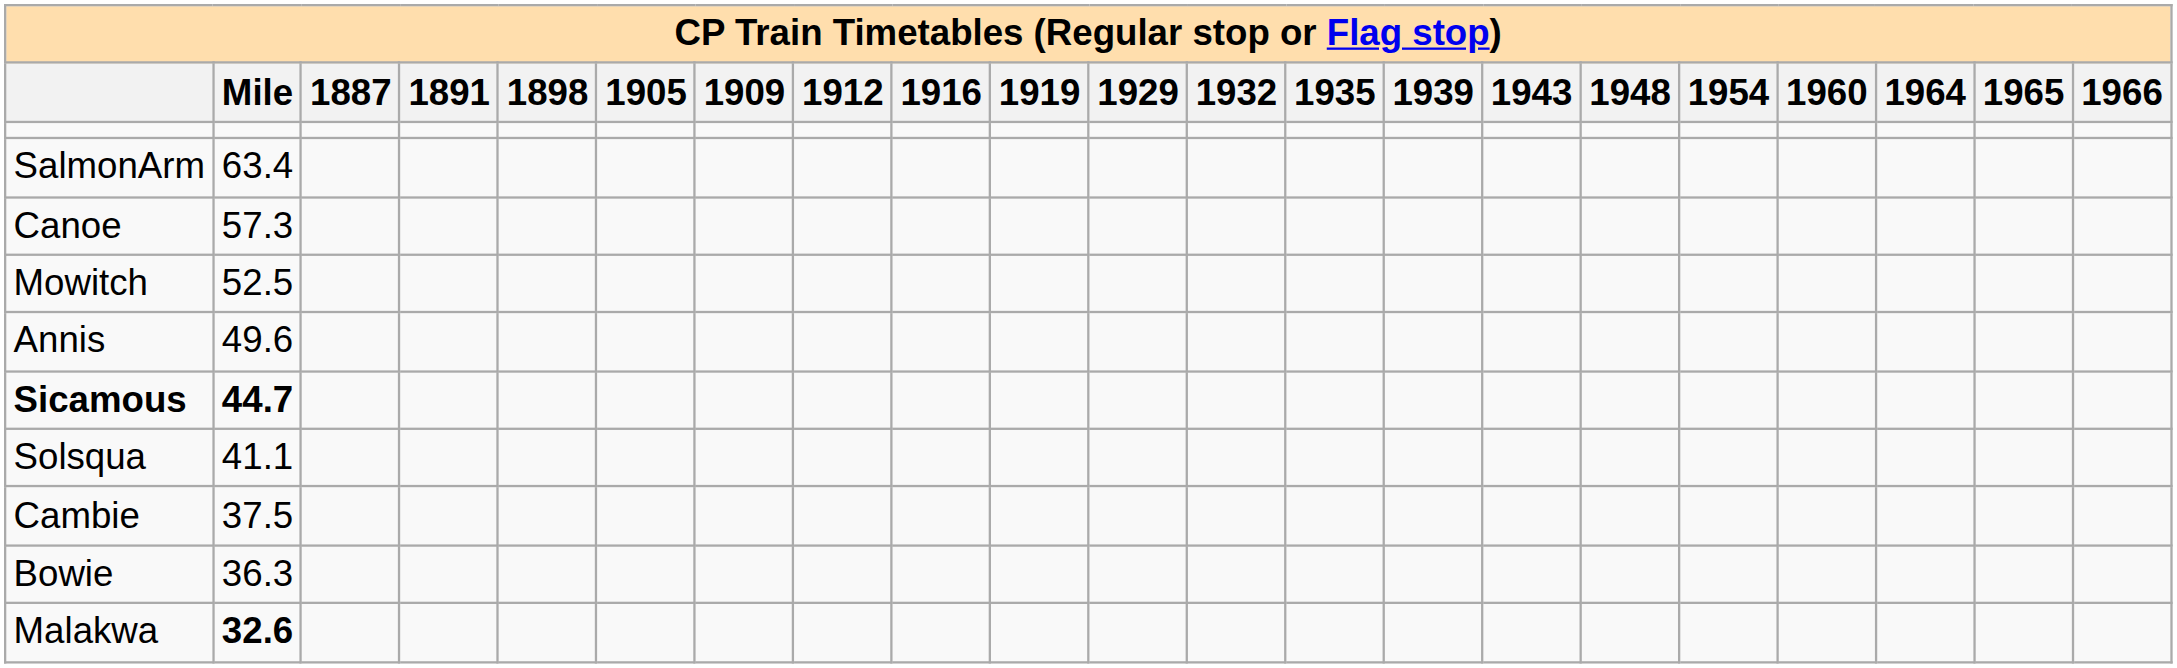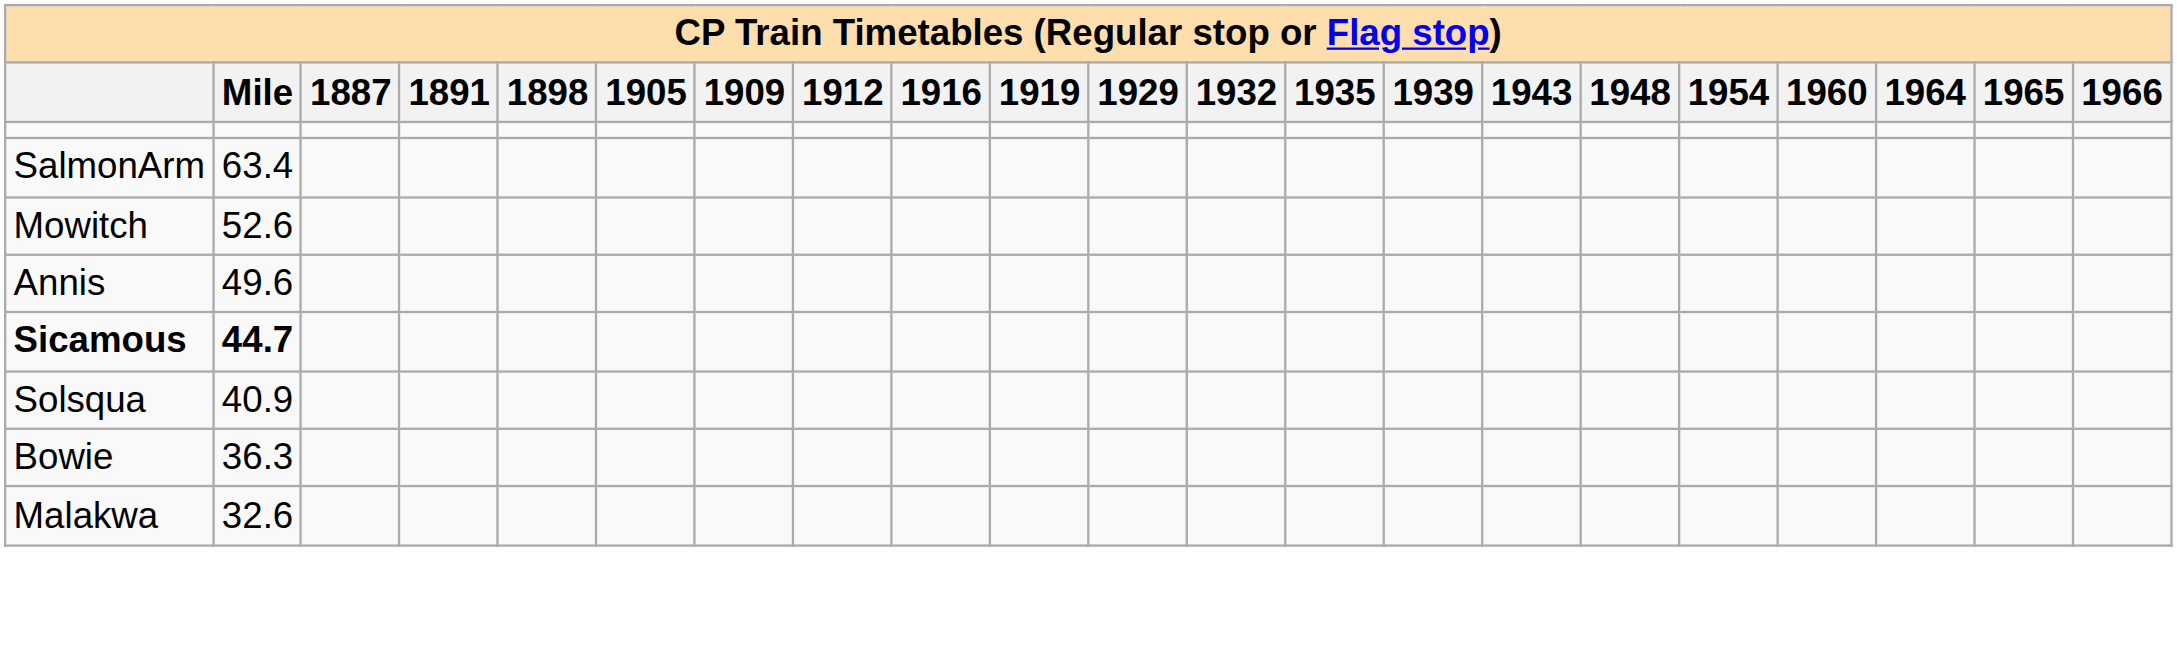- row: (68, 224)
(258, 282) 52.5 -> (258, 224) 52.6
(258, 457) 41.1 -> (258, 399) 40.9
- row: (77, 515)
(258, 631) bold -> (258, 515) normal
